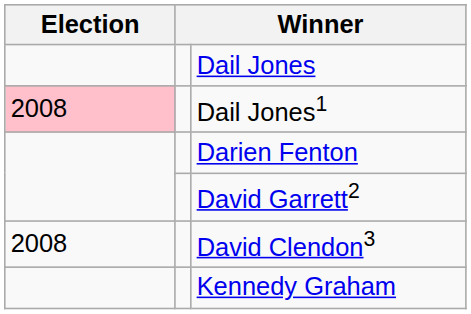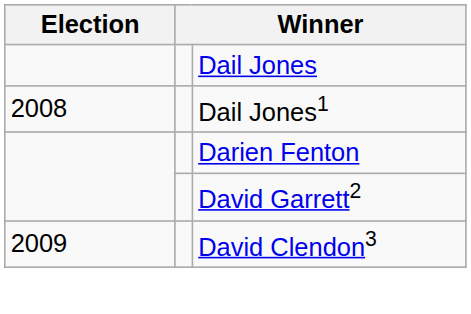(39, 108) pink background -> (39, 108) no background
(39, 243) 2008 -> (39, 243) 2009
- row: (296, 287)
